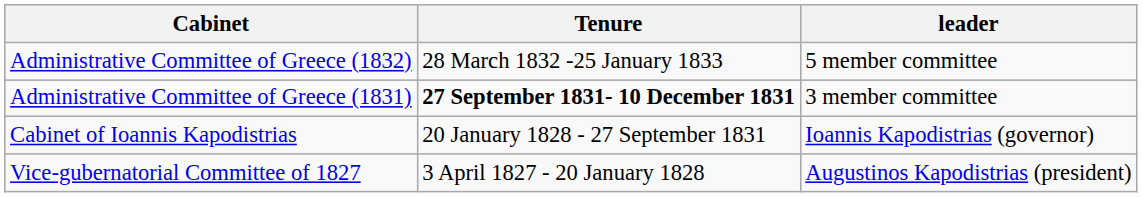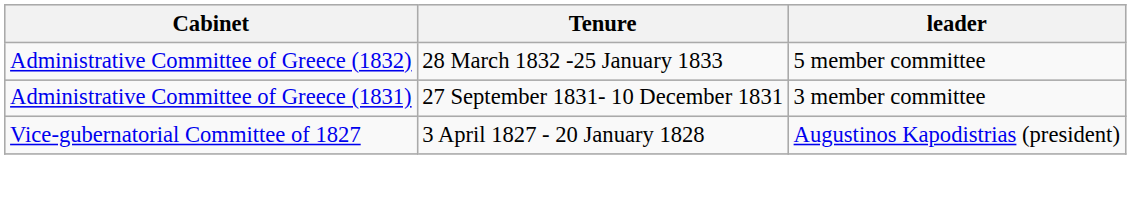(608, 98) bold -> (603, 98) normal
- row: (153, 135)
